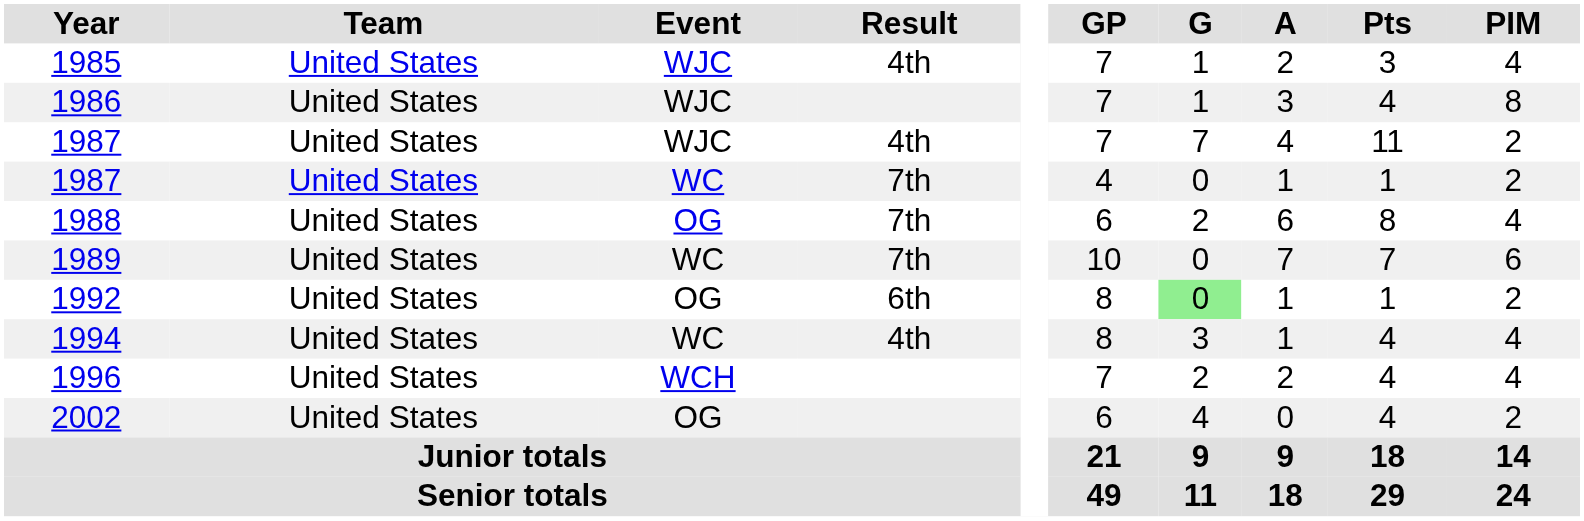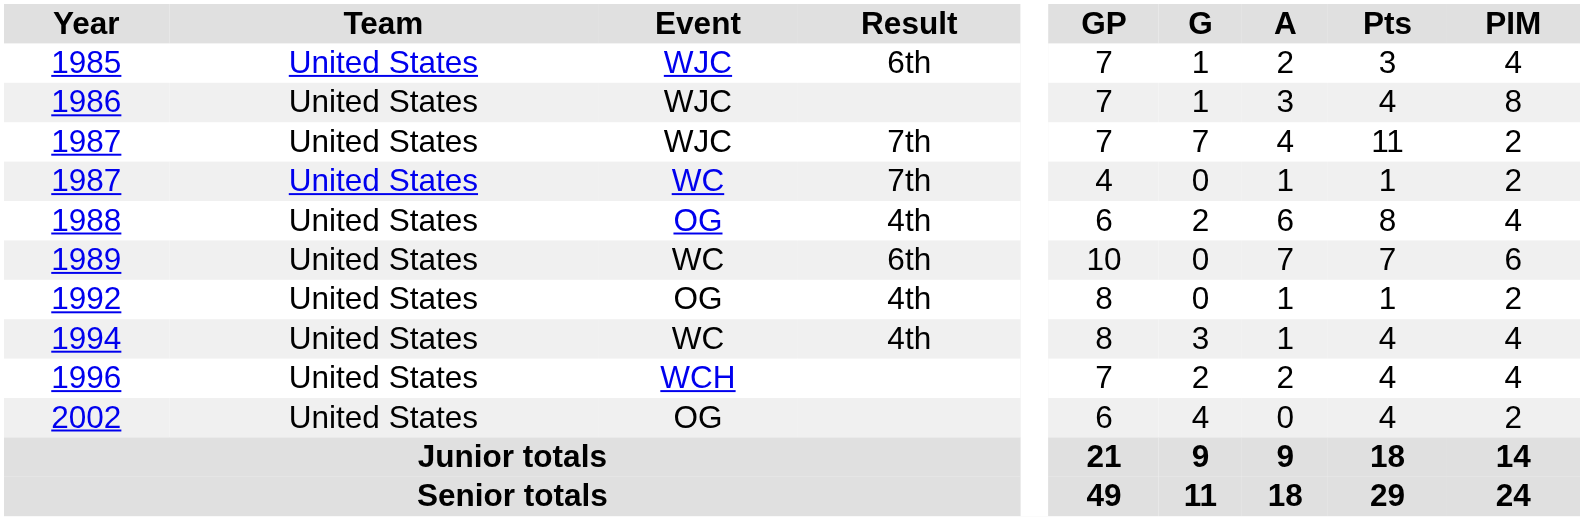(909, 62) 4th -> (909, 62) 6th
(909, 141) 4th -> (909, 141) 7th
(909, 220) 7th -> (909, 220) 4th
(909, 259) 7th -> (909, 259) 6th
(909, 299) 6th -> (909, 299) 4th
(1200, 299) lightgreen background -> (1200, 299) no background
